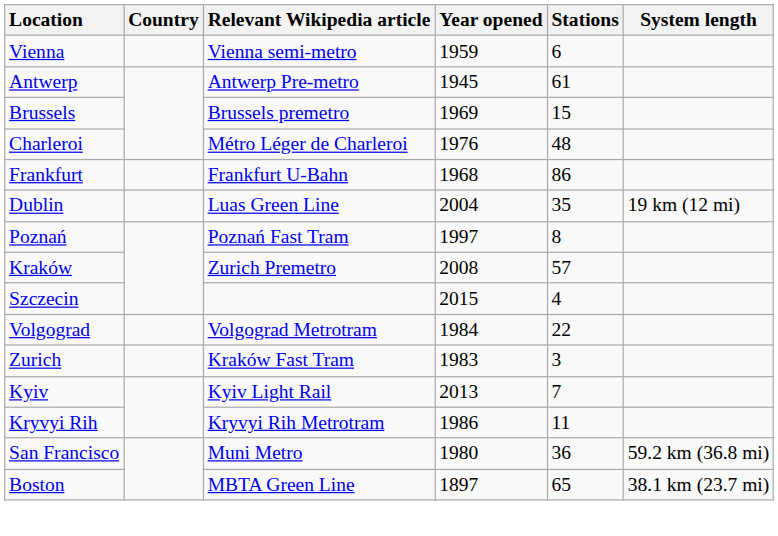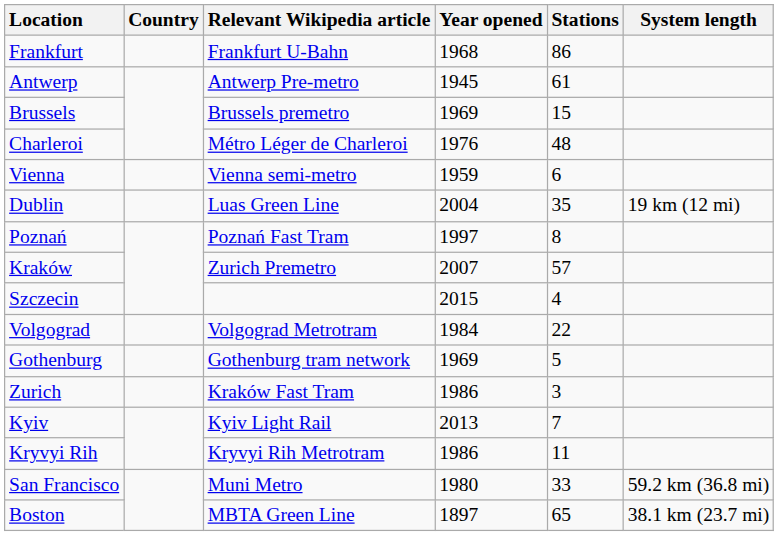rows swapped: (37, 50) <-> (46, 174)
(459, 267) 2008 -> (459, 267) 2007
+ row: (56, 360)
(459, 360) 1983 -> (459, 391) 1986
(561, 453) 36 -> (561, 484) 33
